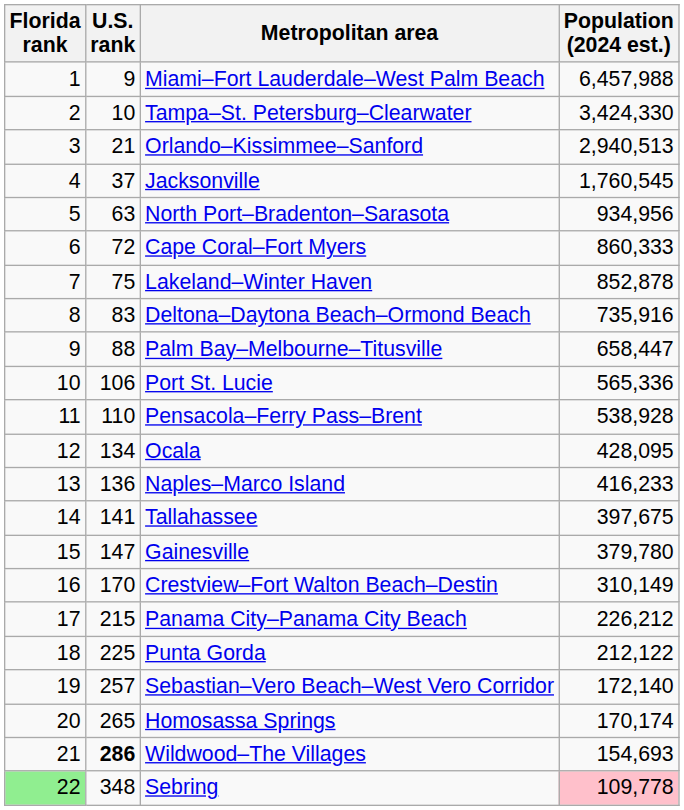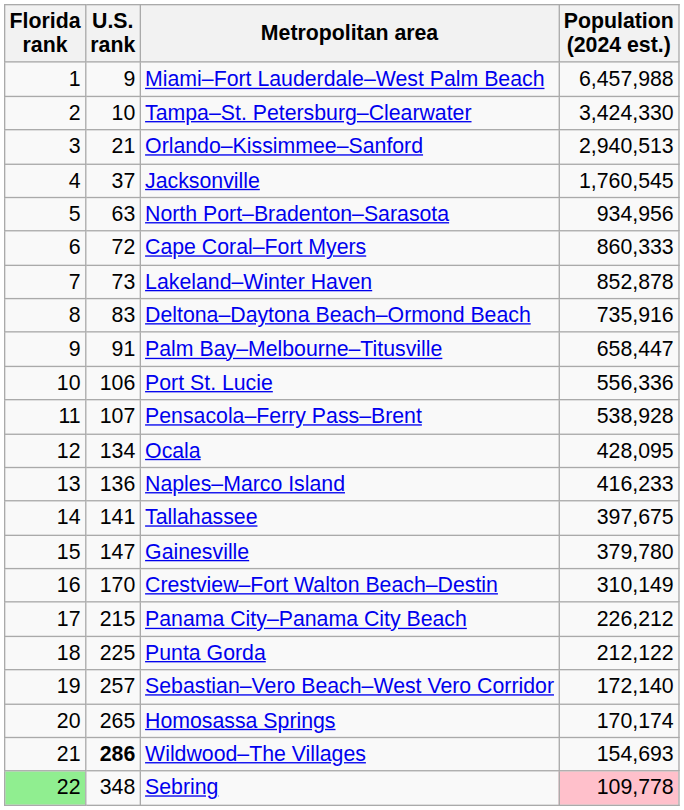(123, 281) 75 -> (123, 281) 73
(123, 349) 88 -> (123, 349) 91
(635, 382) 565,336 -> (635, 382) 556,336
(118, 416) 110 -> (118, 416) 107
